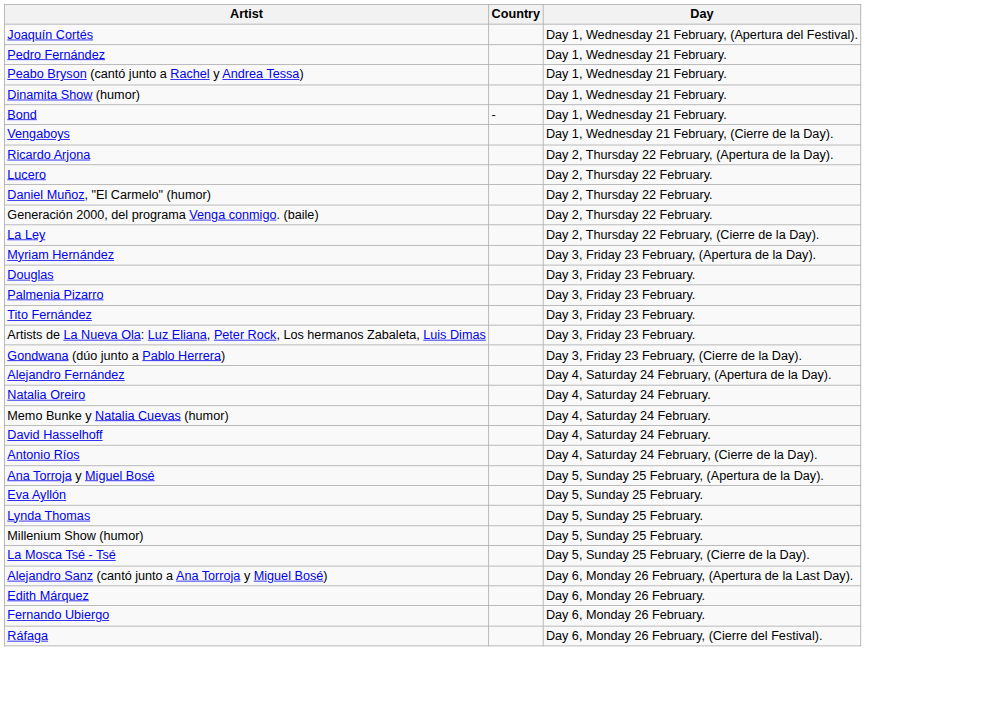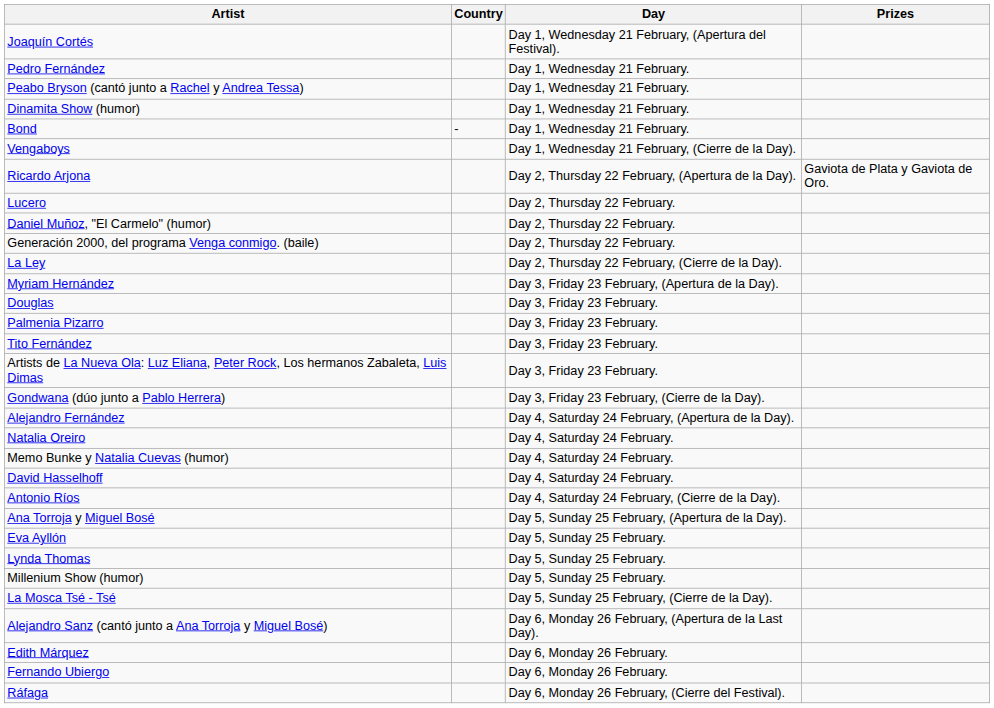+ column: (895, 14)
